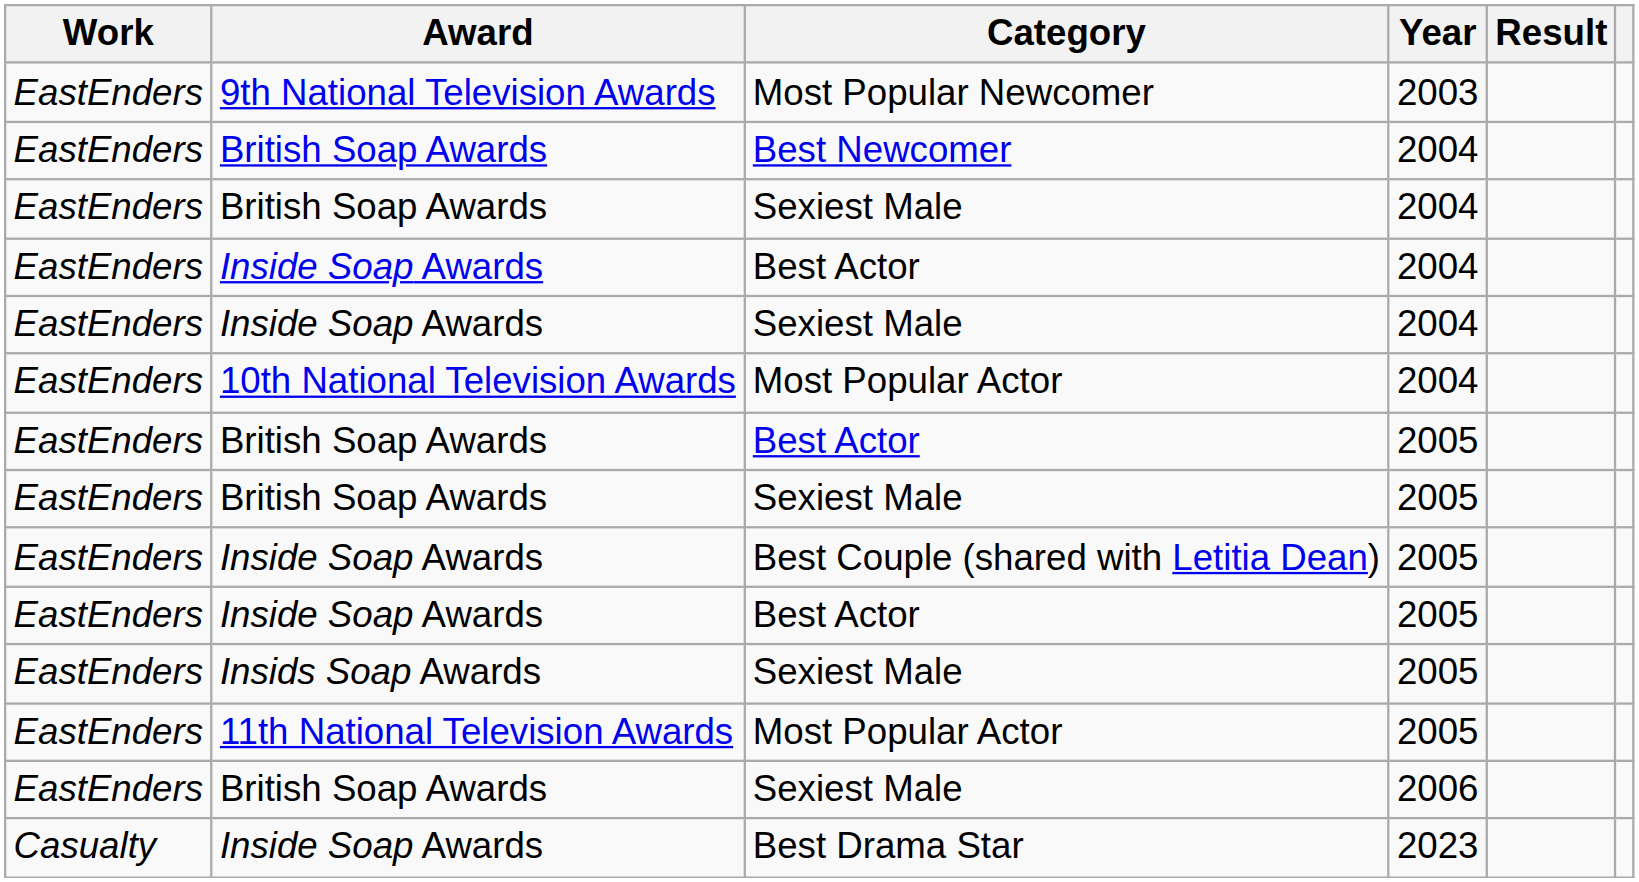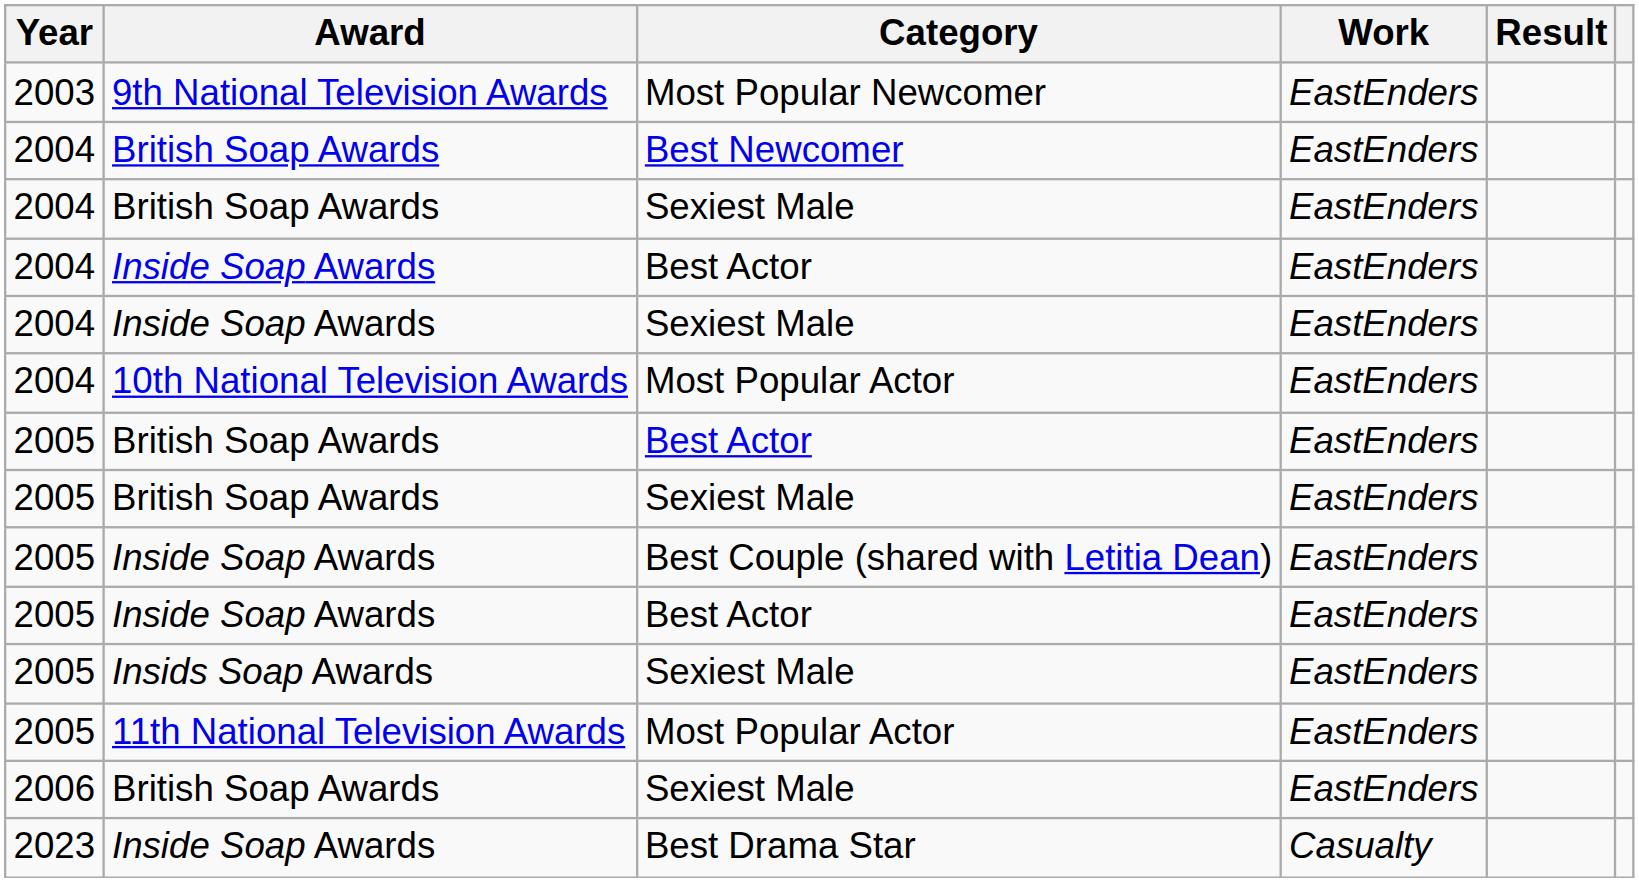columns swapped: (1438, 33) <-> (108, 33)
